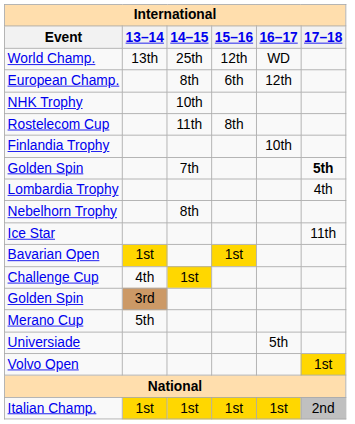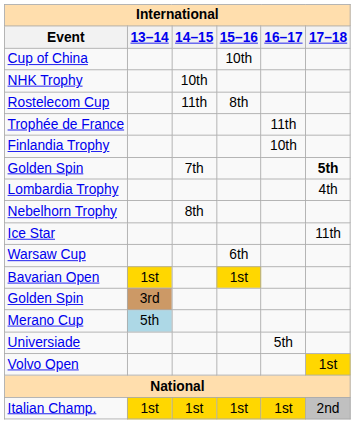- row: (51, 59)
- row: (63, 80)
+ row: (48, 59)
+ row: (66, 124)
+ row: (47, 255)
- row: (53, 277)
(145, 320) no background -> (150, 320) lightblue background
